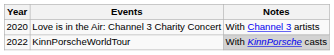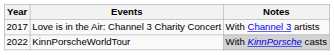(17, 27) 2020 -> (17, 27) 2017
